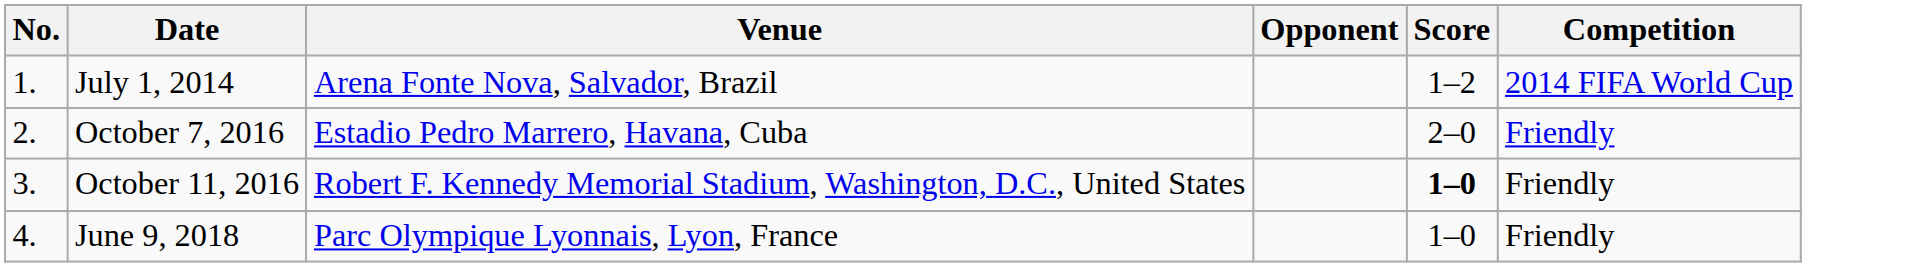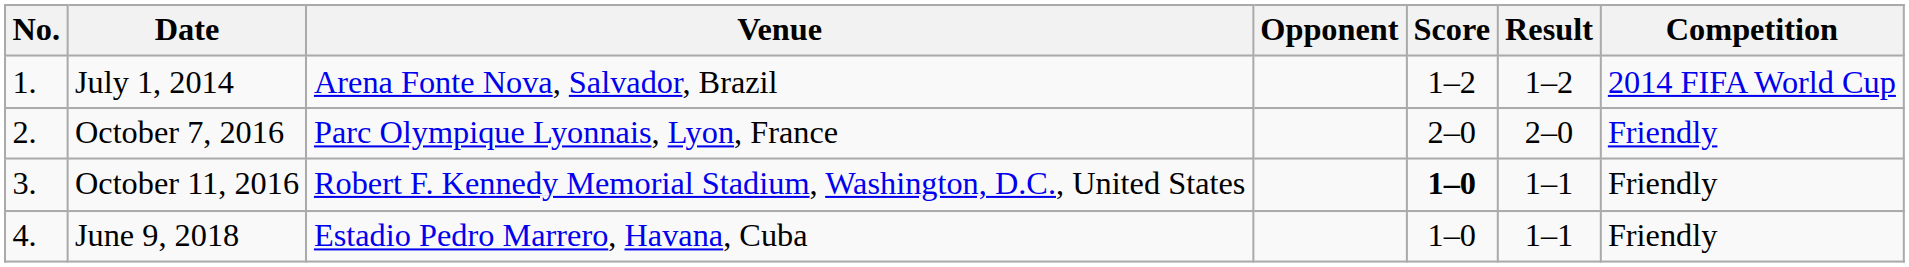+ column: (1549, 30)
(561, 132) Estadio Pedro Marrero, Havana, Cuba -> (576, 132) Parc Olympique Lyonnais, Lyon, France
(576, 235) Parc Olympique Lyonnais, Lyon, France -> (561, 235) Estadio Pedro Marrero, Havana, Cuba
